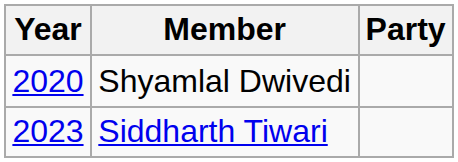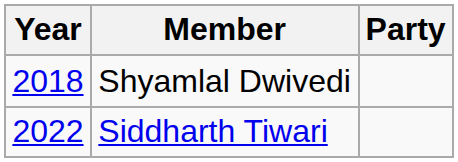(48, 80) 2020 -> (48, 80) 2018
(48, 131) 2023 -> (48, 131) 2022
